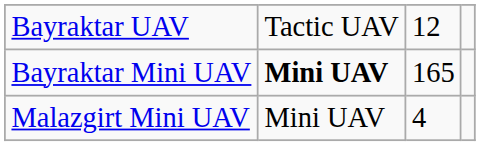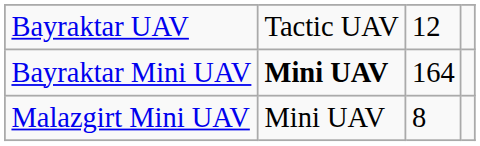(433, 72) 165 -> (433, 72) 164
(419, 117) 4 -> (419, 117) 8
